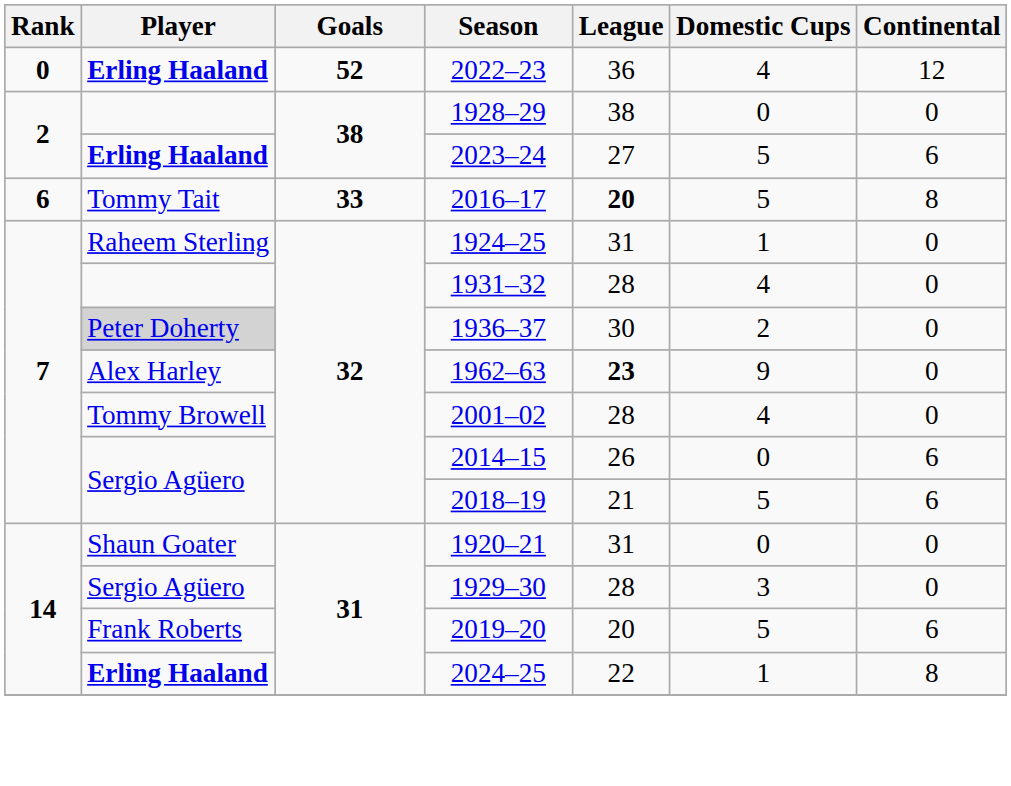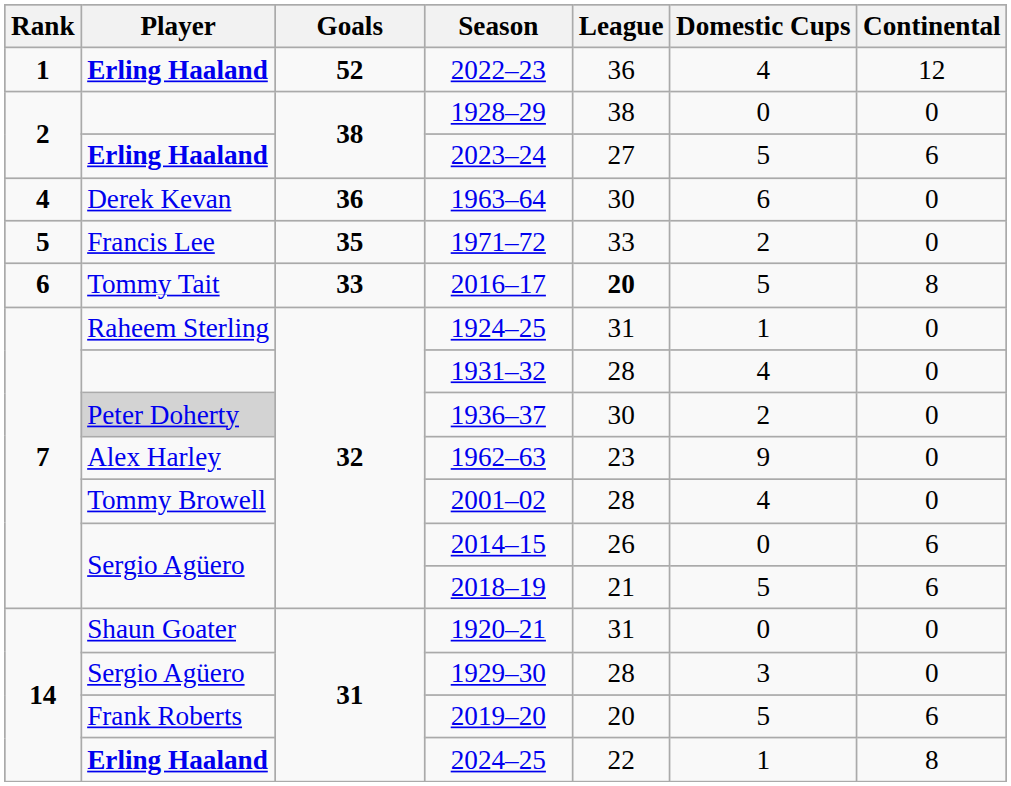(43, 69) 0 -> (43, 69) 1
+ row: (498, 198)
+ row: (498, 241)
(621, 371) bold -> (621, 457) normal
